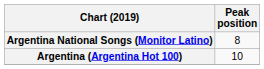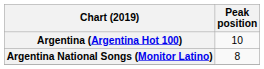rows swapped: (110, 56) <-> (110, 40)
